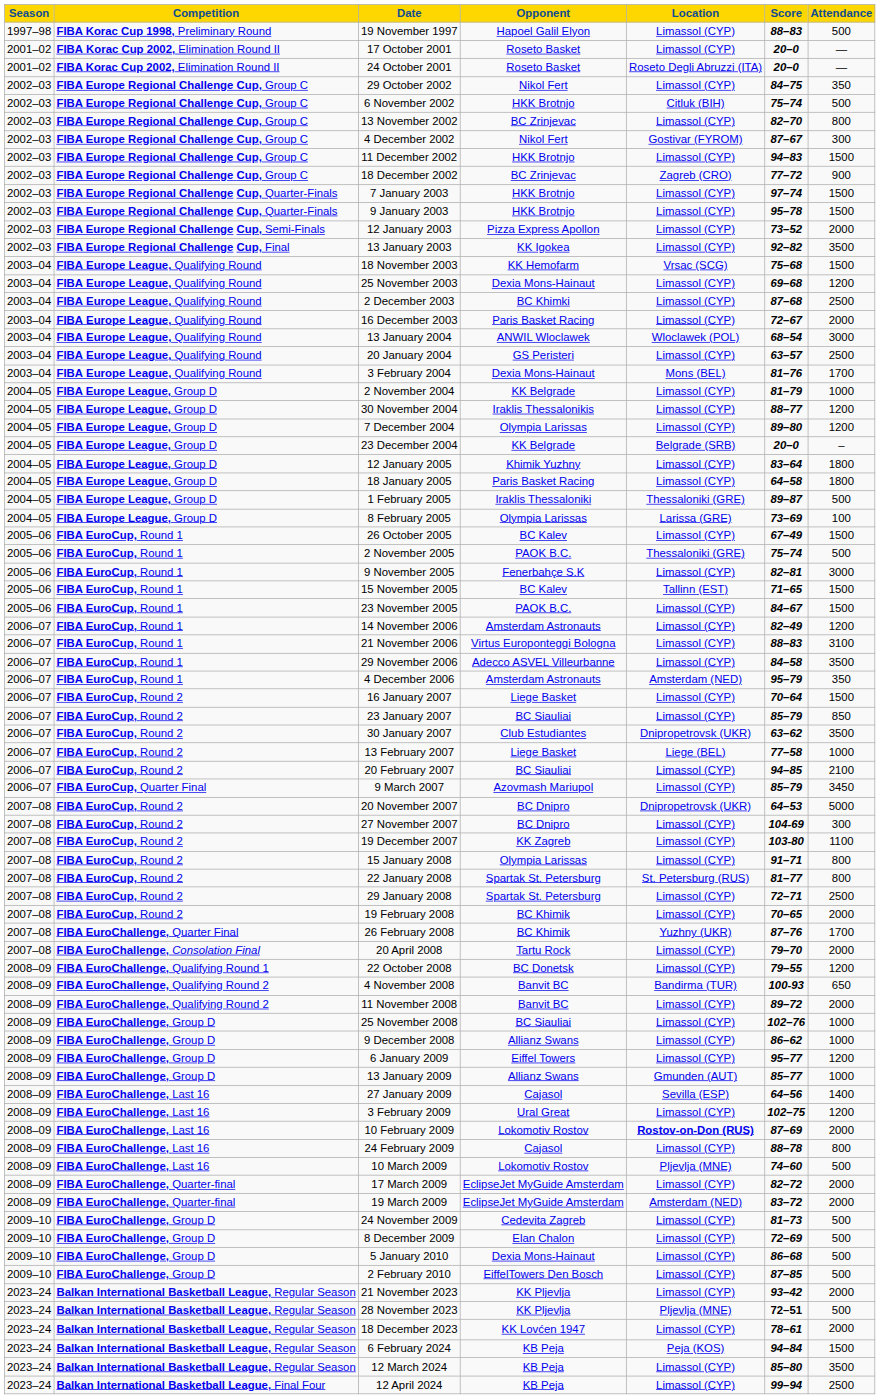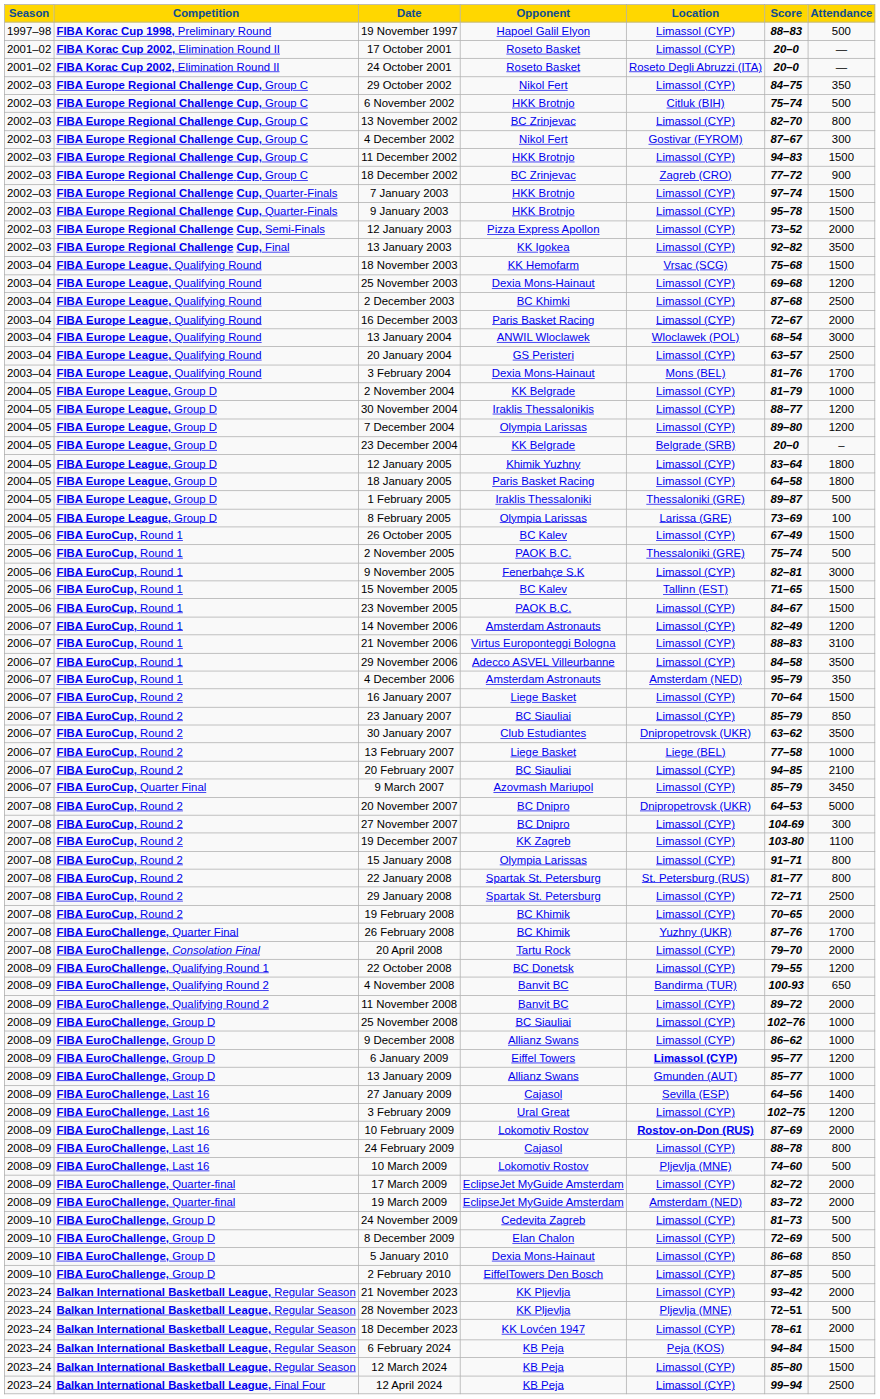(696, 1058) normal -> (696, 1058) bold
(841, 1256) 500 -> (841, 1256) 850
(841, 1366) 3500 -> (841, 1366) 1500
